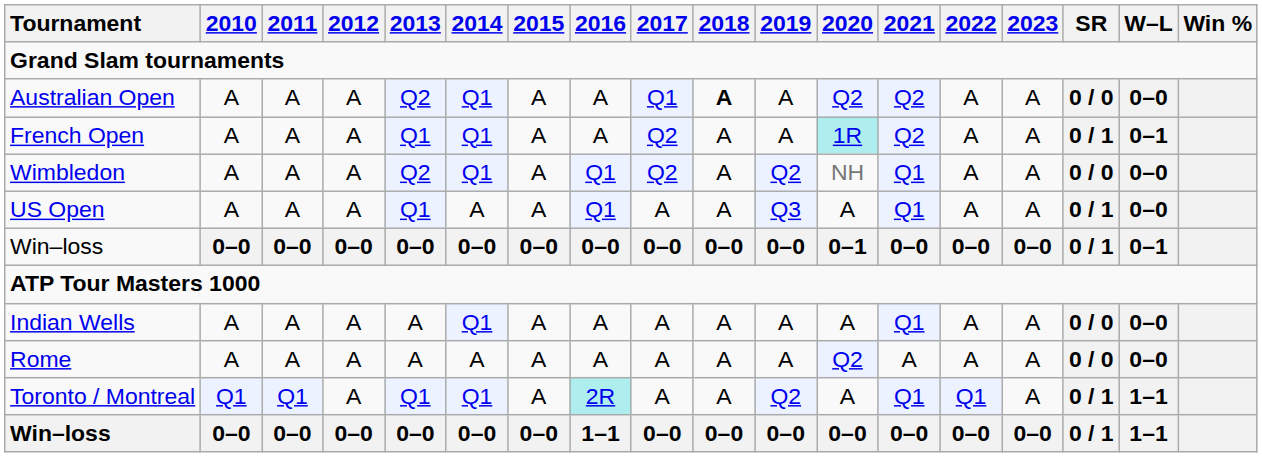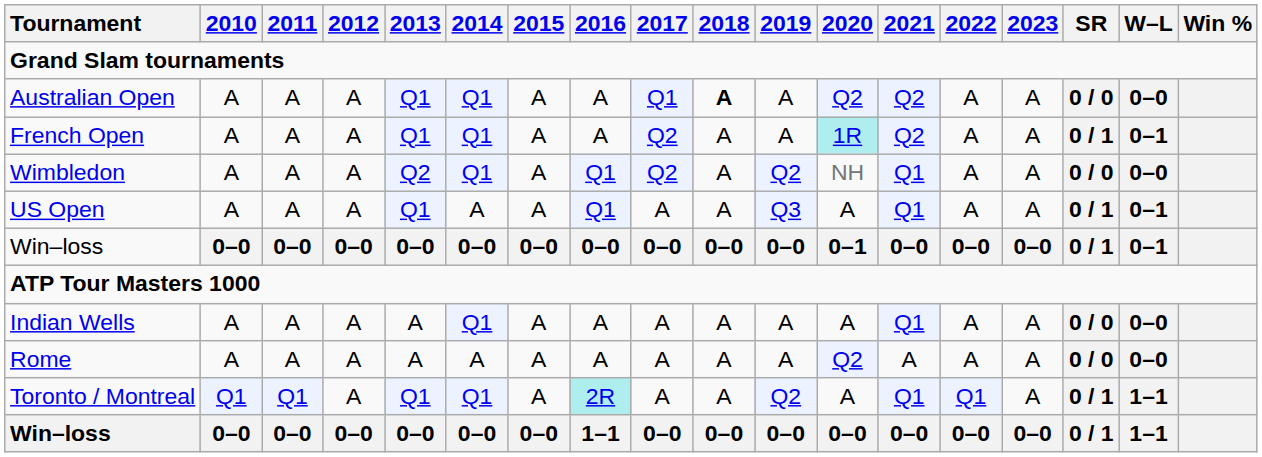(415, 97) Q2 -> (415, 97) Q1
(1149, 209) 0–0 -> (1149, 209) 0–1
